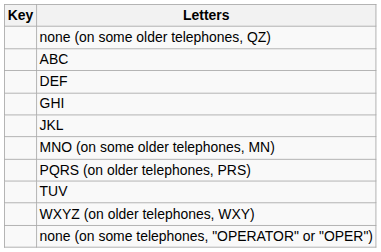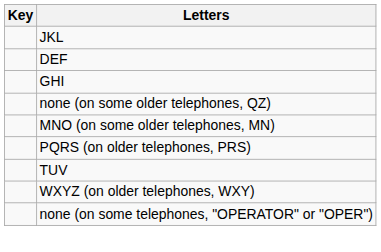rows swapped: (155, 37) <-> (52, 125)
- row: (54, 59)
